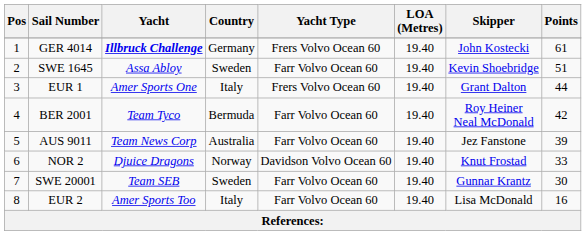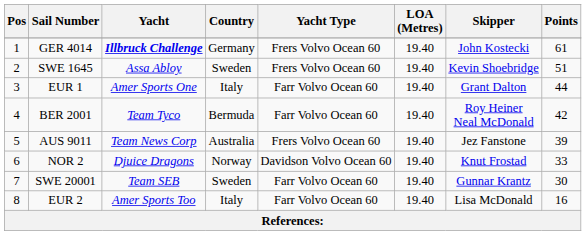(326, 68) Farr Volvo Ocean 60 -> (326, 68) Frers Volvo Ocean 60
(326, 87) Frers Volvo Ocean 60 -> (326, 87) Farr Volvo Ocean 60
(326, 141) Farr Volvo Ocean 60 -> (326, 141) Frers Volvo Ocean 60
